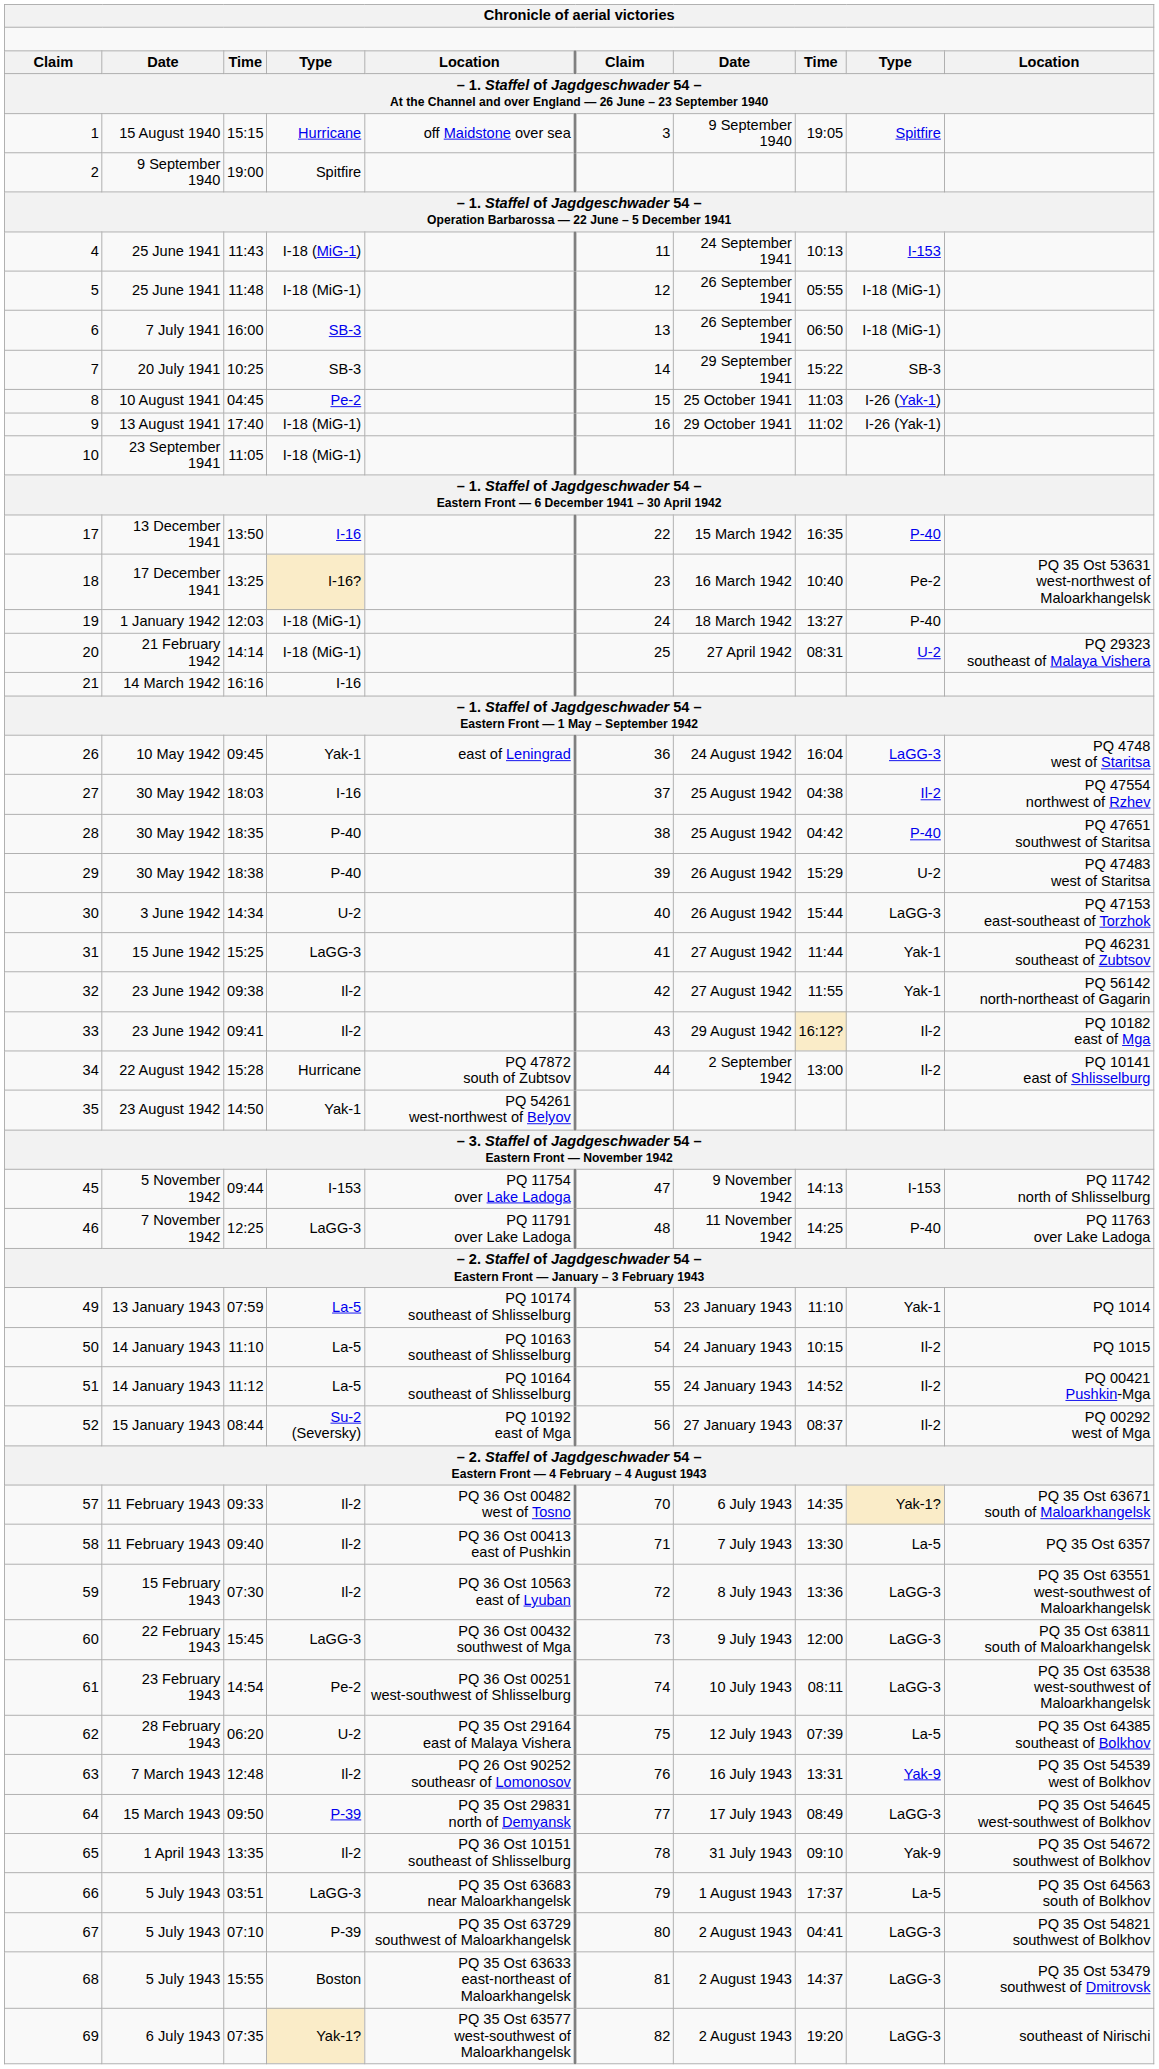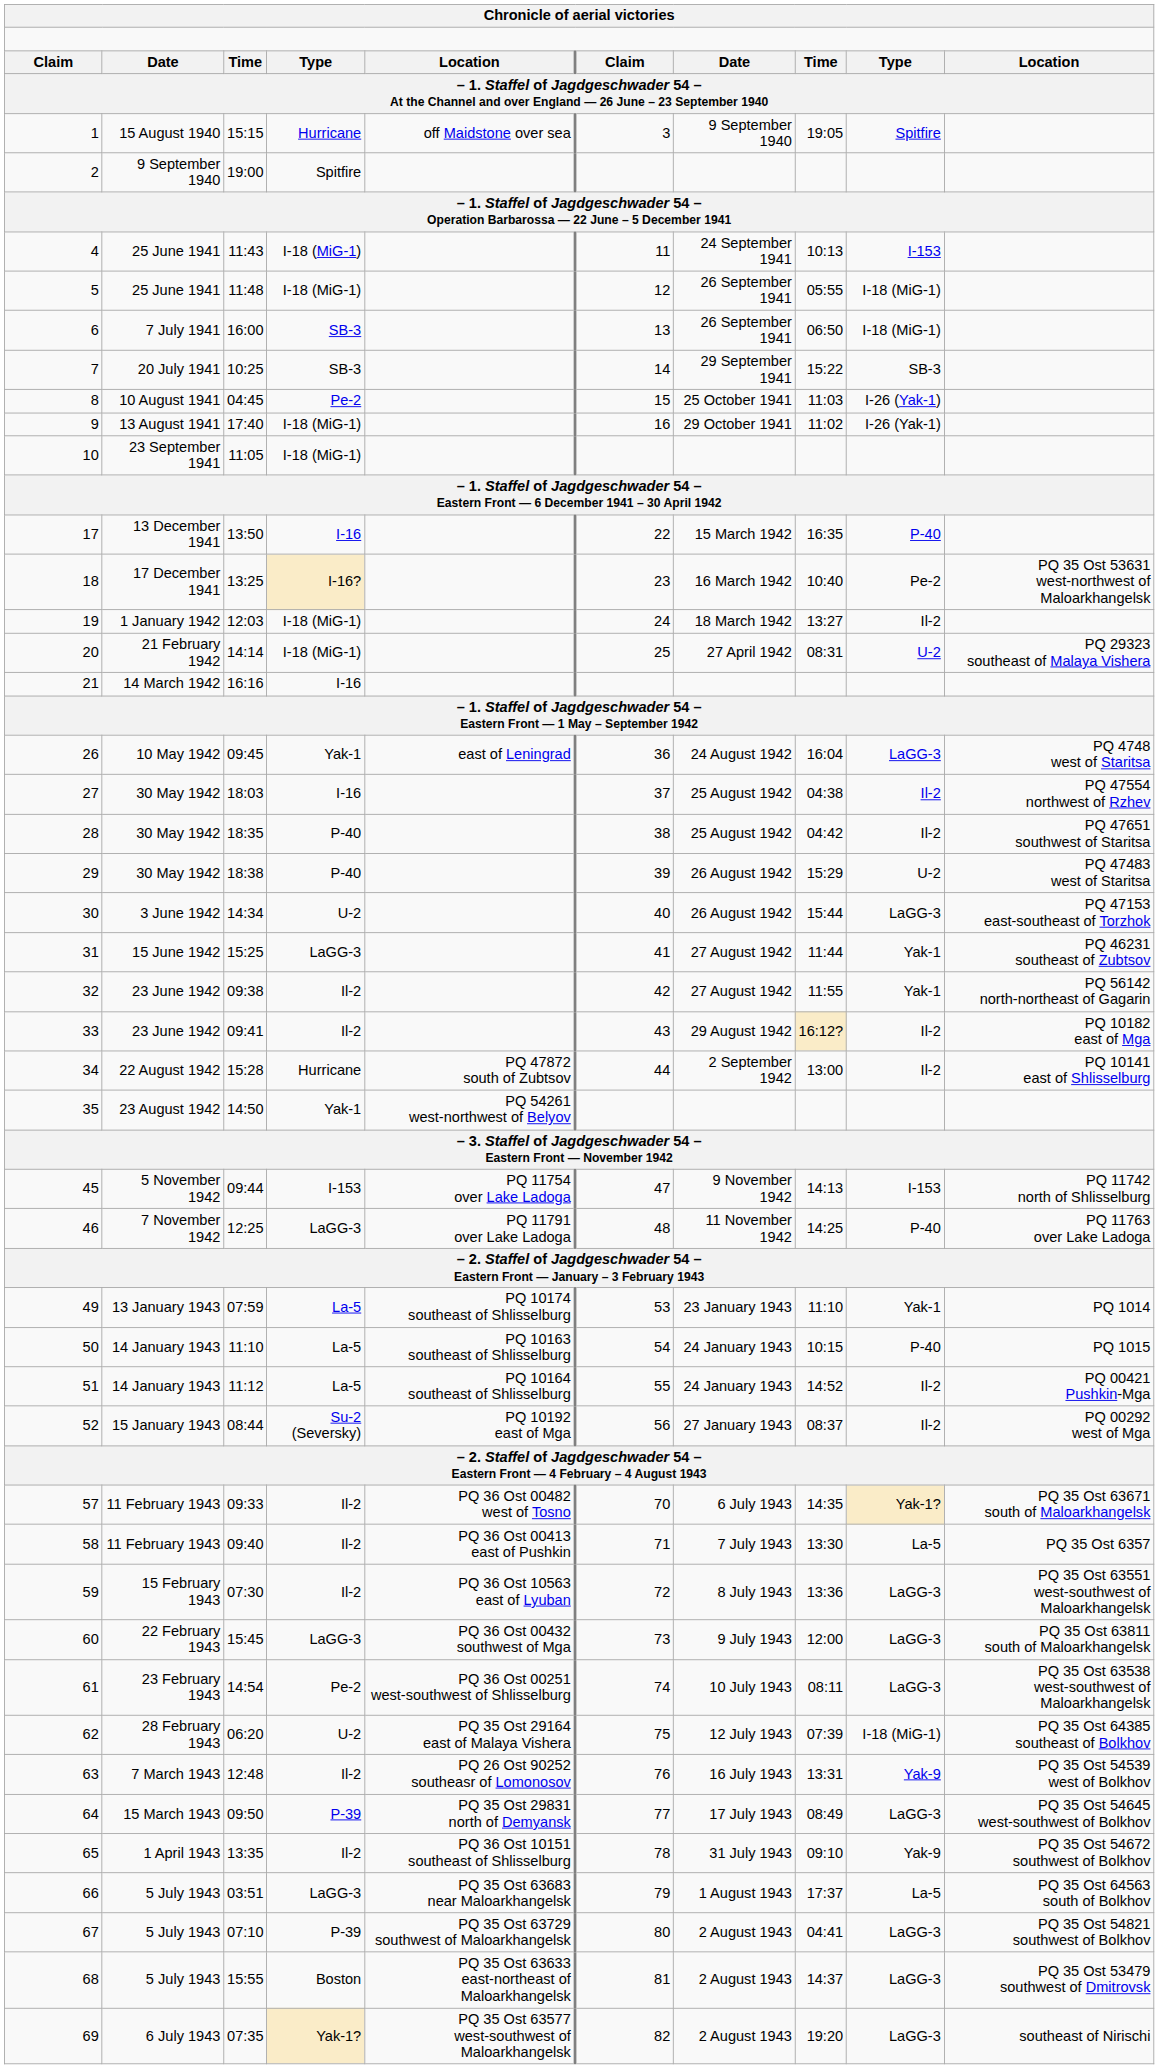(925, 621) P-40 -> (931, 621) Il-2
(925, 833) P-40 -> (931, 833) Il-2
(931, 1346) Il-2 -> (925, 1346) P-40
(926, 1734) La-5 -> (902, 1734) I-18 (MiG-1)
